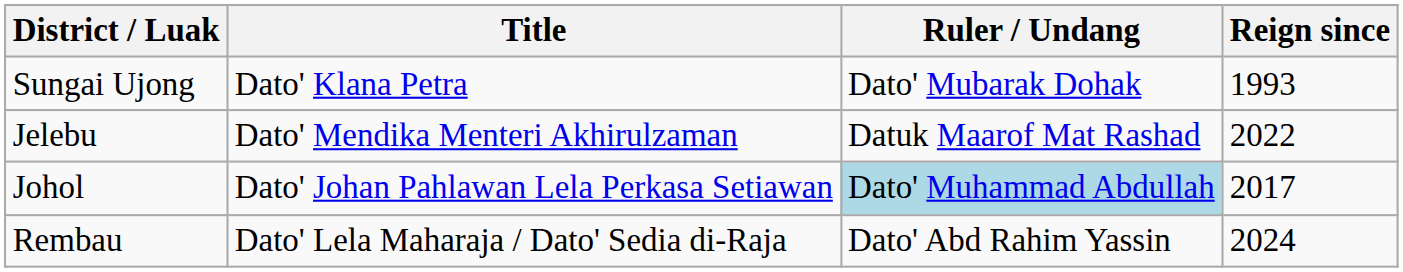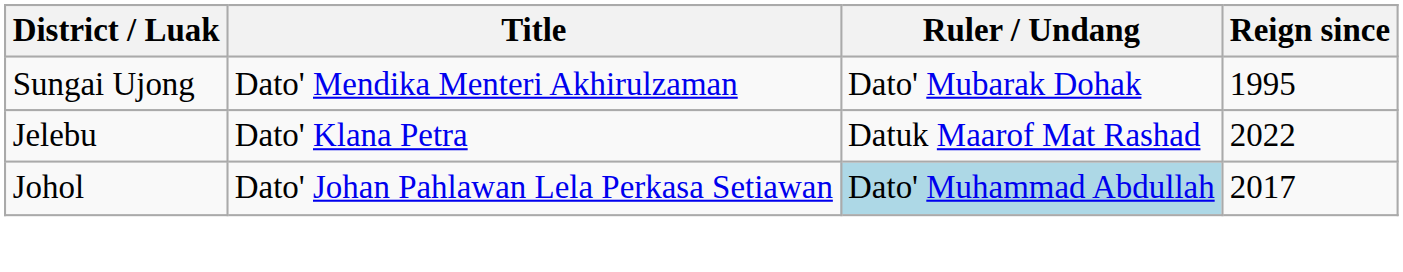(351, 82) Dato' Klana Petra -> (486, 82) Dato' Mendika Menteri Akhirulzaman
(1263, 82) 1993 -> (1263, 82) 1995
(486, 135) Dato' Mendika Menteri Akhirulzaman -> (351, 135) Dato' Klana Petra
- row: (68, 239)
